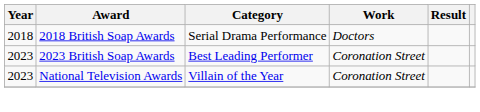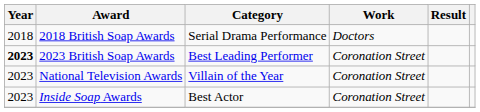(20, 55) normal -> (20, 55) bold
+ row: (91, 96)
